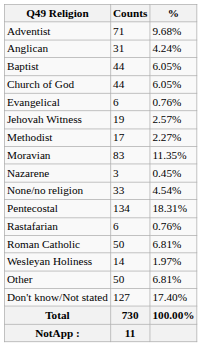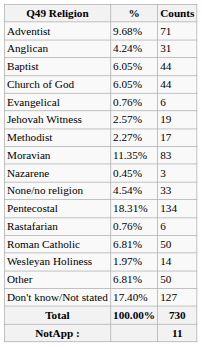columns swapped: (130, 13) <-> (173, 13)
